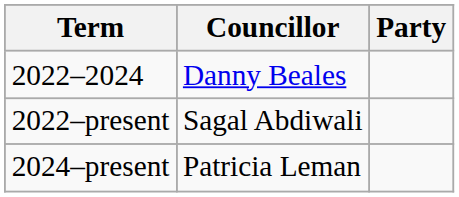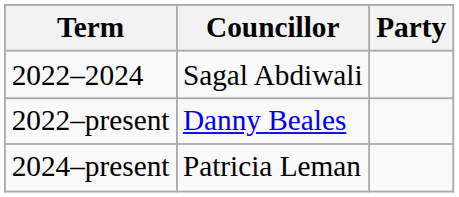(265, 74) Danny Beales -> (273, 74) Sagal Abdiwali
(273, 120) Sagal Abdiwali -> (265, 120) Danny Beales
